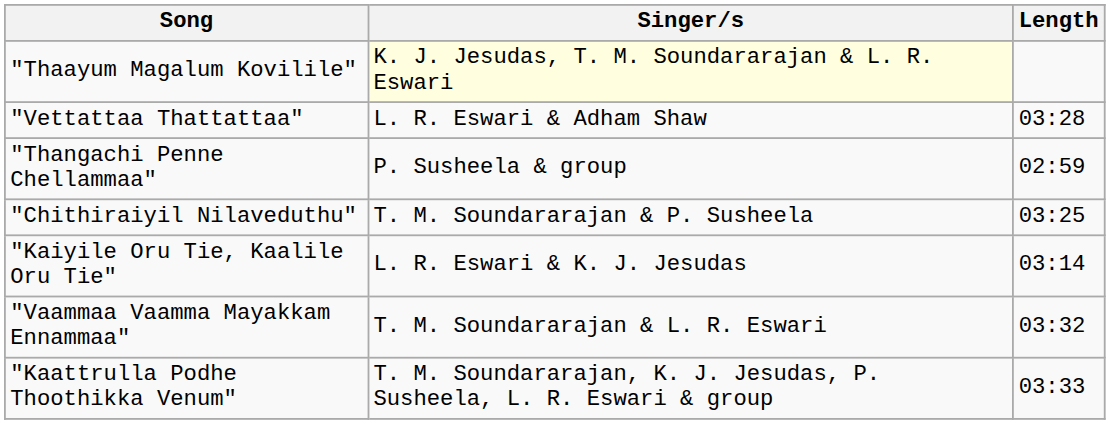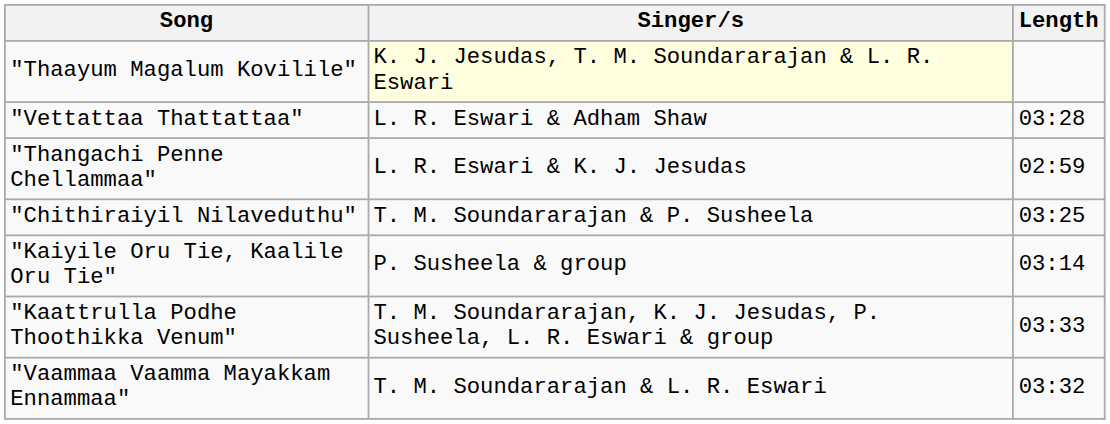(500, 169) P. Susheela & group -> (560, 169) L. R. Eswari & K. J. Jesudas
(560, 266) L. R. Eswari & K. J. Jesudas -> (500, 266) P. Susheela & group
rows swapped: (124, 388) <-> (170, 327)
